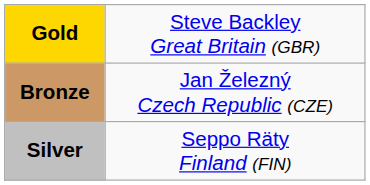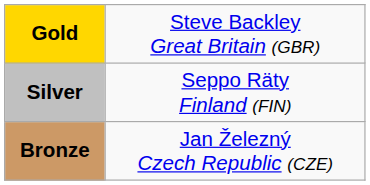rows swapped: (55, 150) <-> (55, 91)
